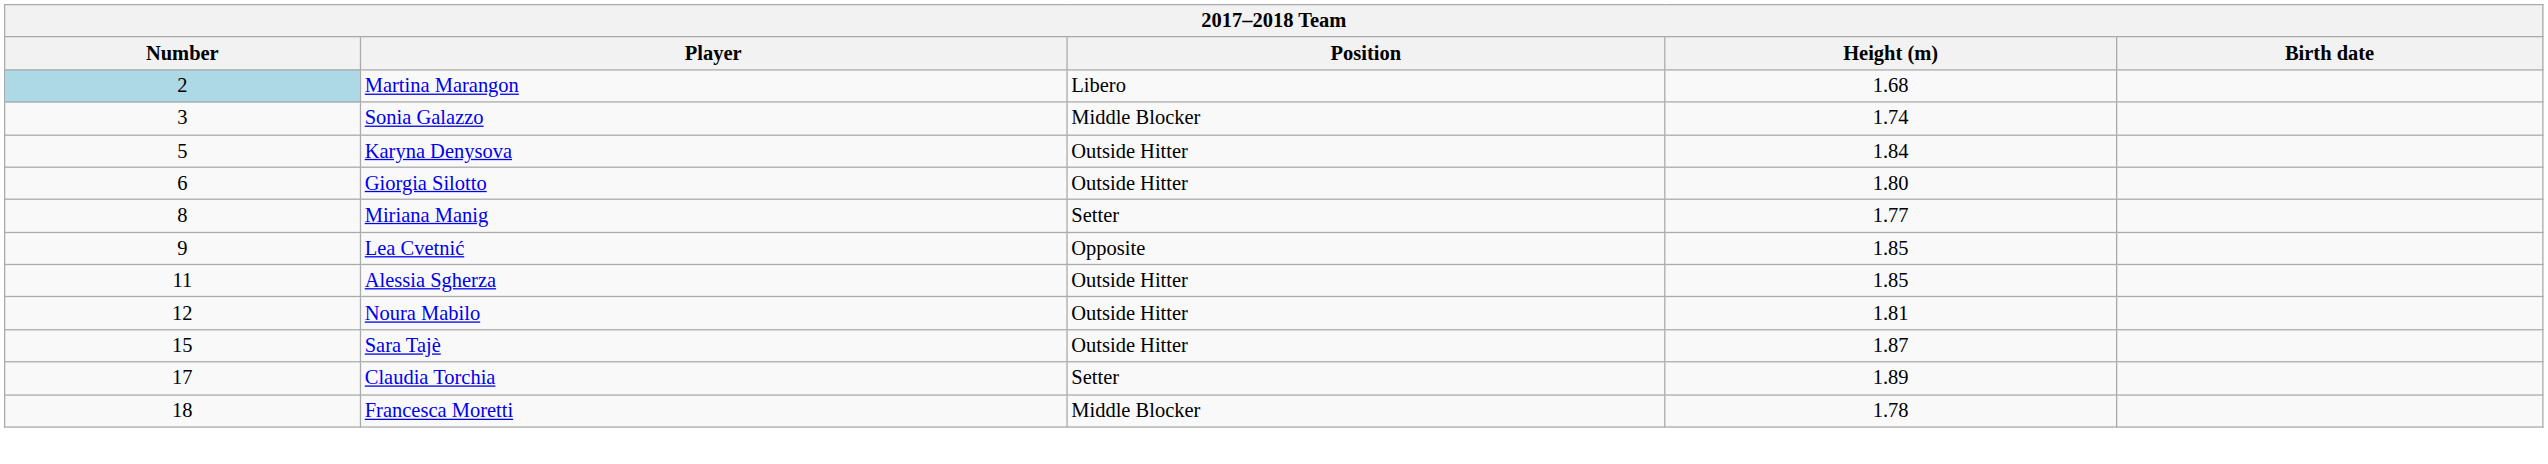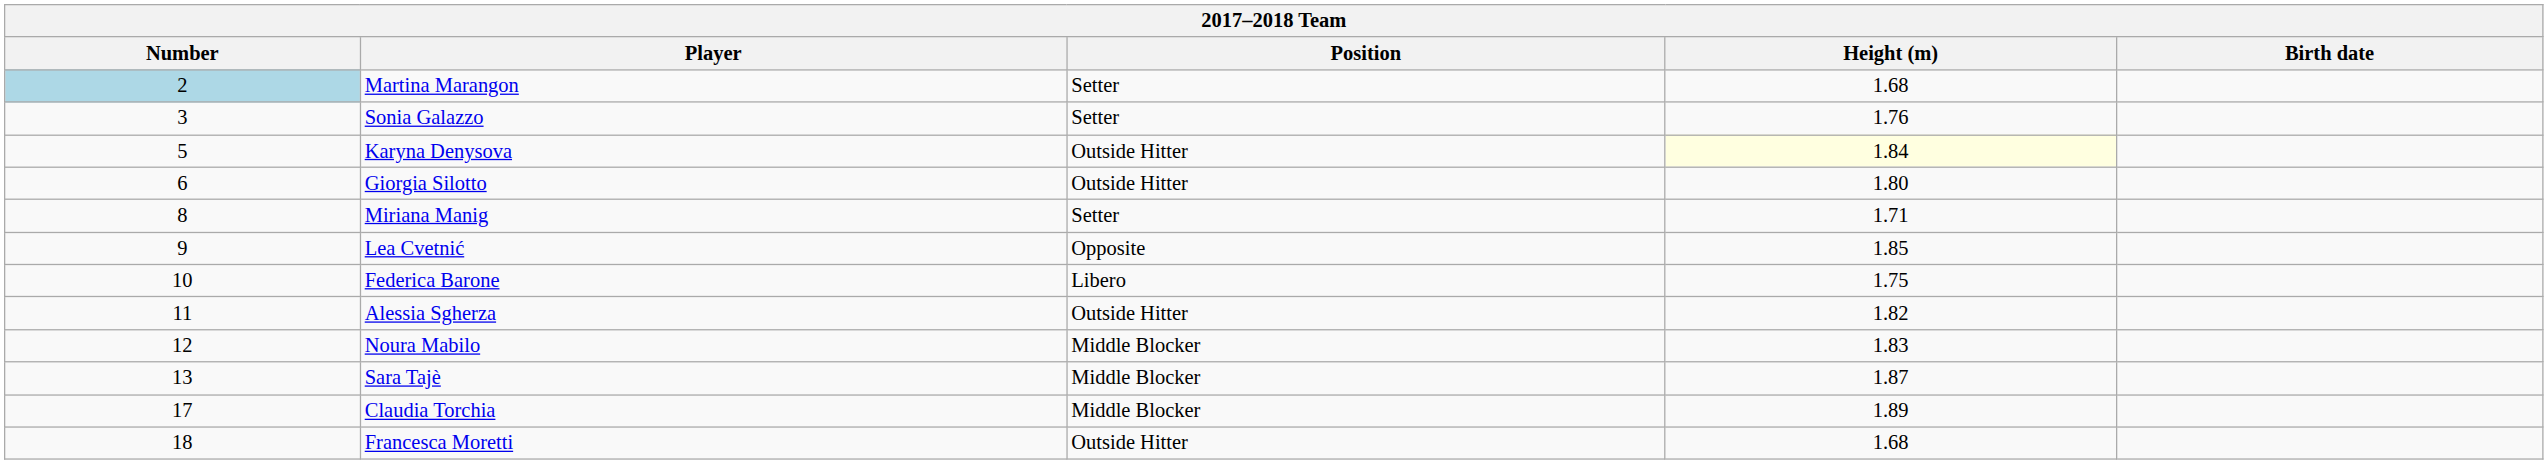(1099, 85) Libero -> (1095, 85) Setter
(1136, 118) Middle Blocker -> (1095, 118) Setter
(1891, 118) 1.74 -> (1891, 118) 1.76
(1891, 150) no background -> (1891, 150) lightyellow background
(1891, 215) 1.77 -> (1891, 215) 1.71
+ row: (432, 280)
(1891, 280) 1.85 -> (1891, 313) 1.82
(1130, 313) Outside Hitter -> (1136, 345) Middle Blocker
(1891, 313) 1.81 -> (1891, 345) 1.83
(182, 345) 15 -> (182, 378) 13
(1130, 345) Outside Hitter -> (1136, 378) Middle Blocker
(1095, 378) Setter -> (1136, 410) Middle Blocker
(1136, 410) Middle Blocker -> (1130, 442) Outside Hitter
(1891, 410) 1.78 -> (1891, 442) 1.68
